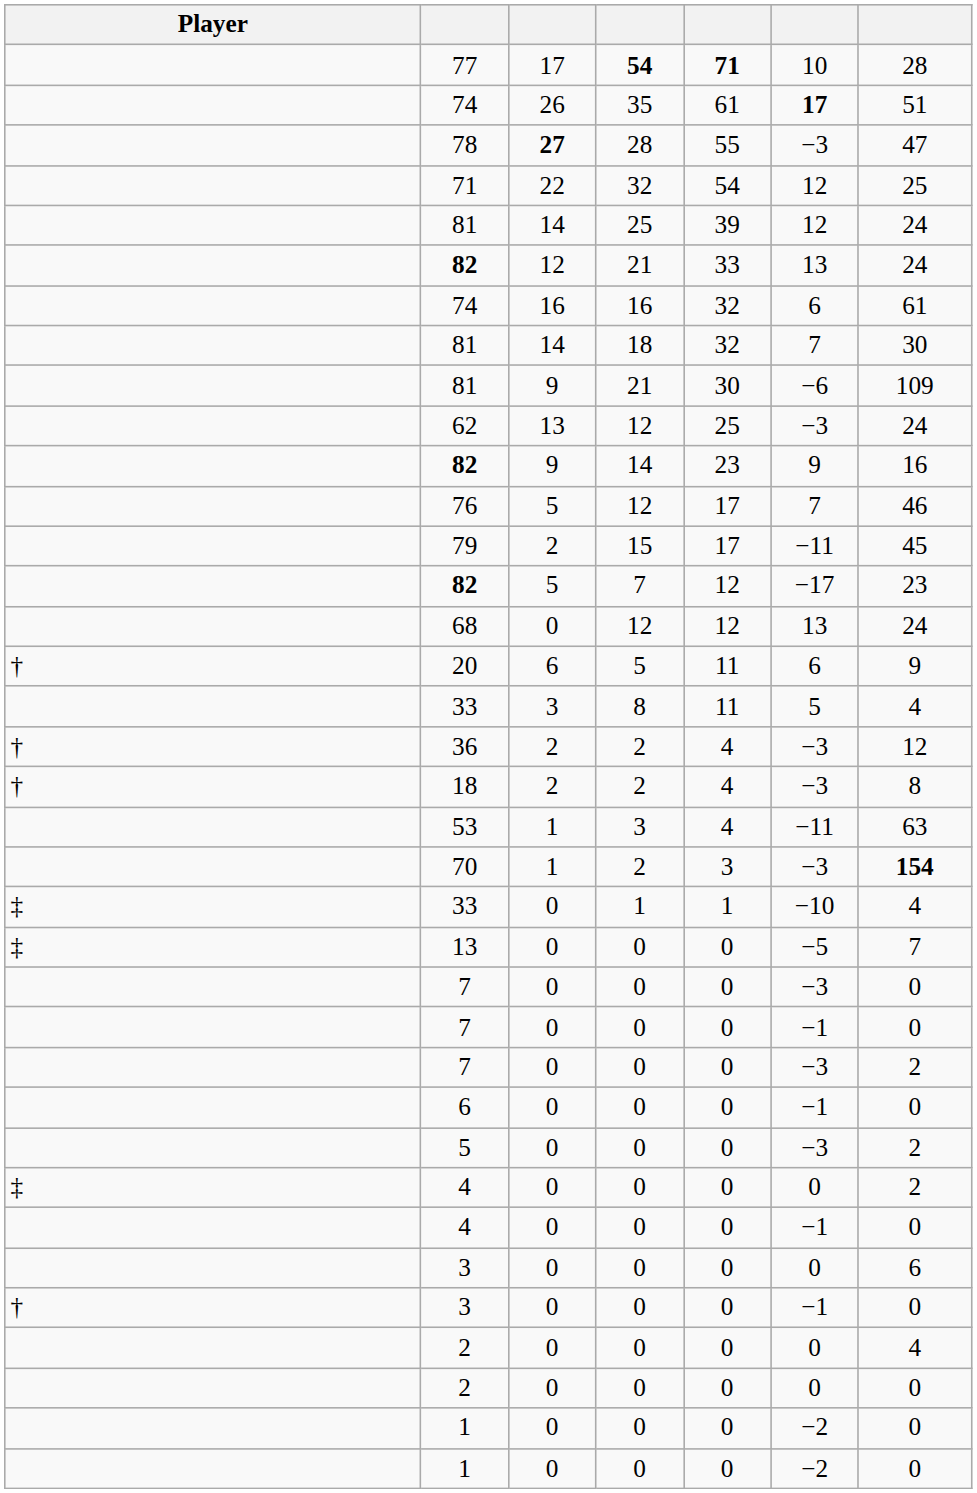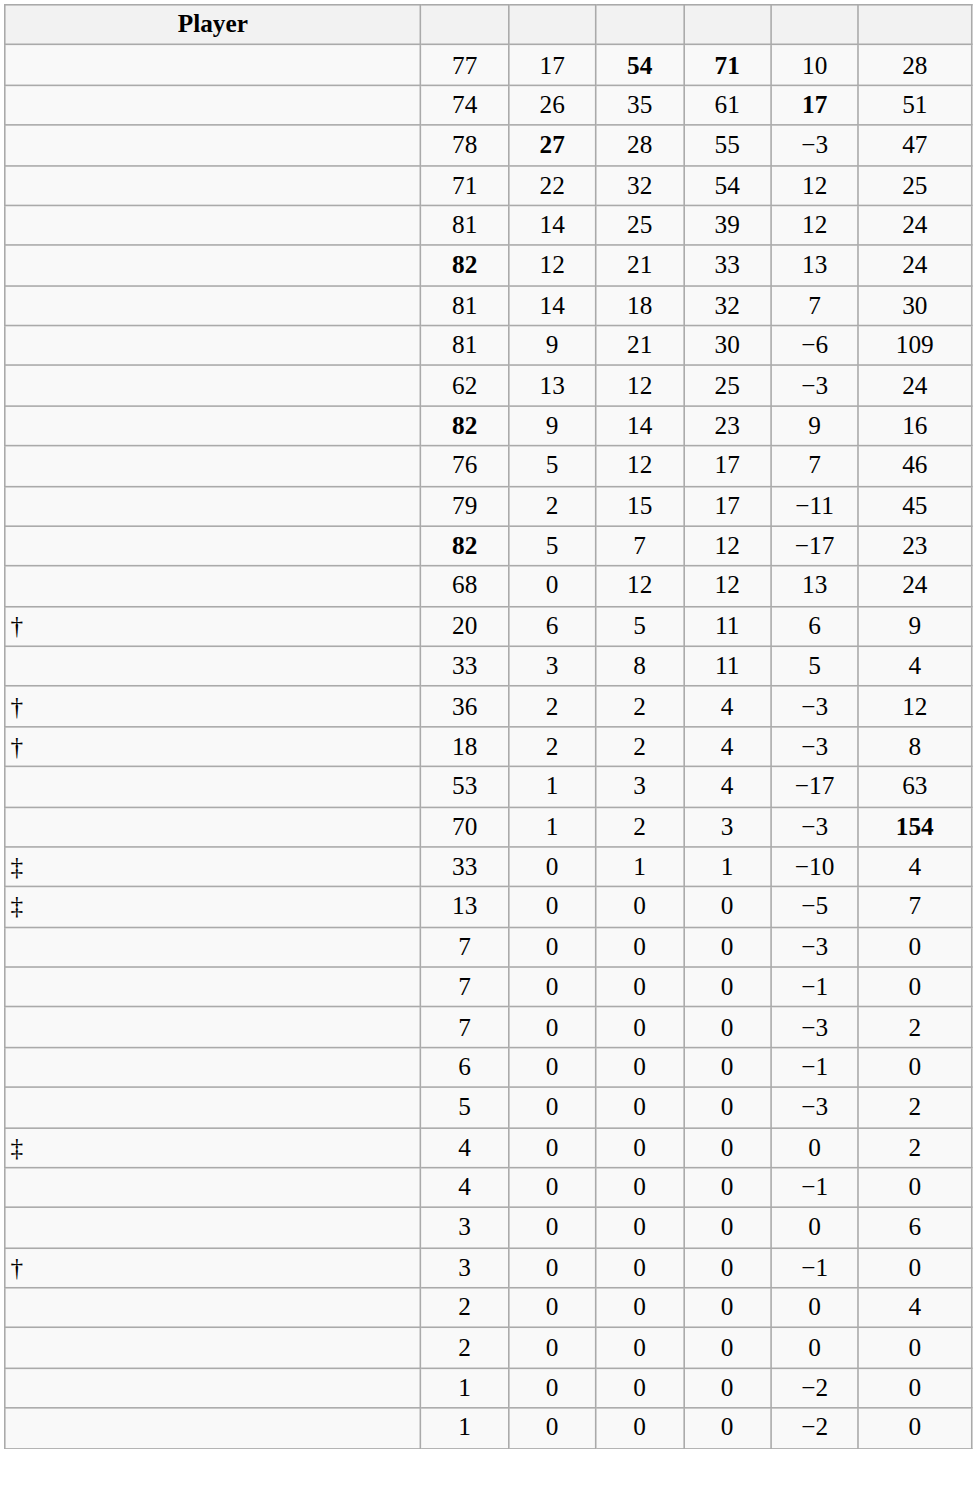- row: (465, 305)
(815, 826) −11 -> (815, 786) −17
